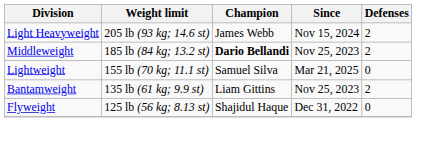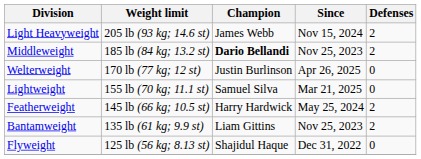+ row: (39, 70)
+ row: (41, 107)
